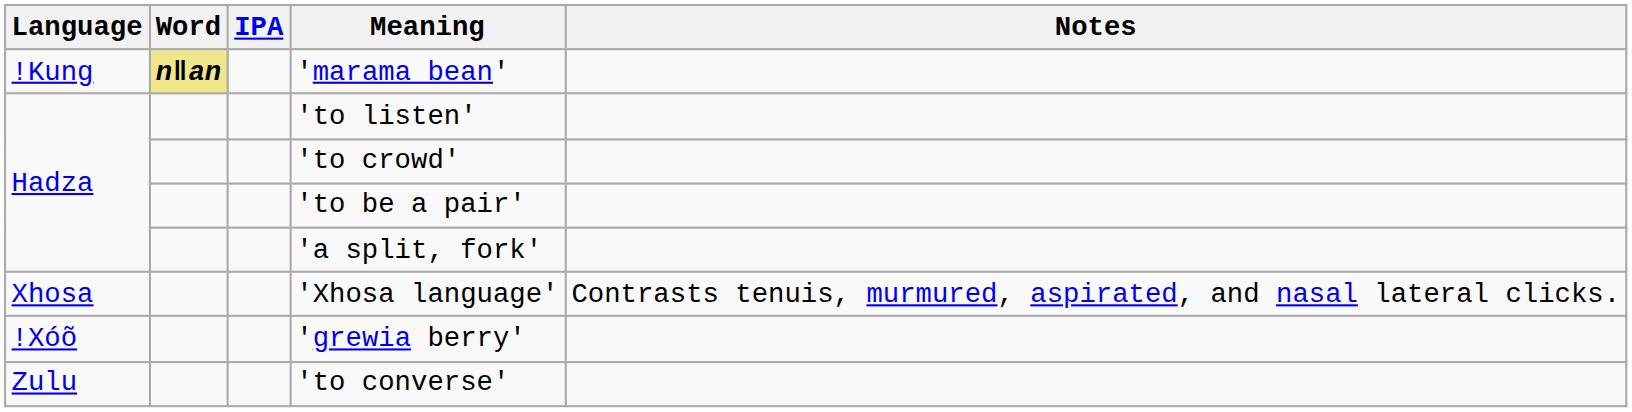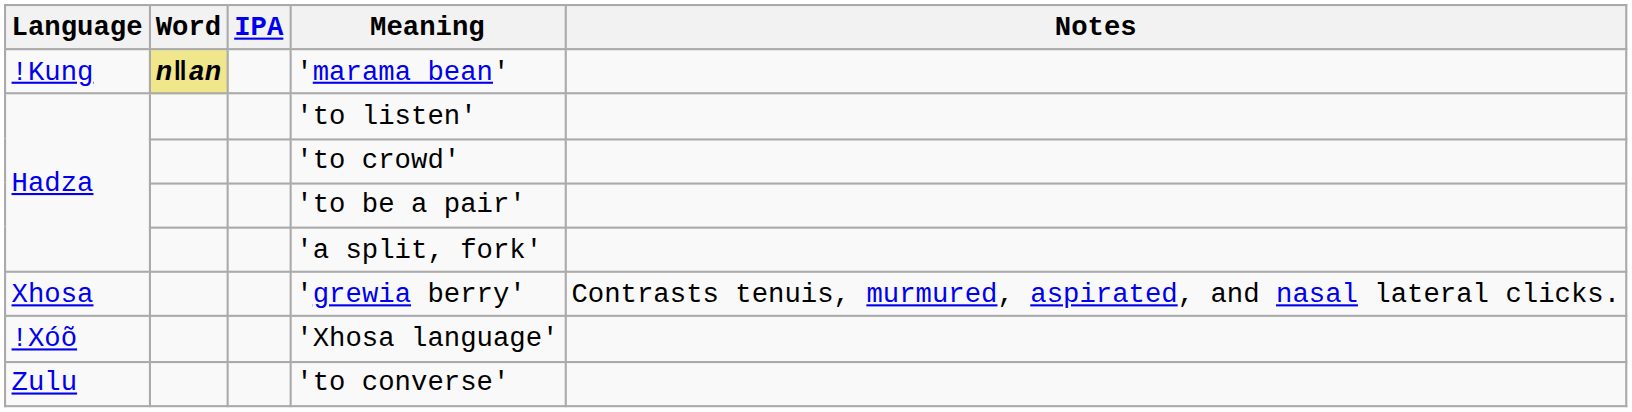(427, 294) 'Xhosa language' -> (411, 294) 'grewia berry'
(411, 339) 'grewia berry' -> (427, 339) 'Xhosa language'
